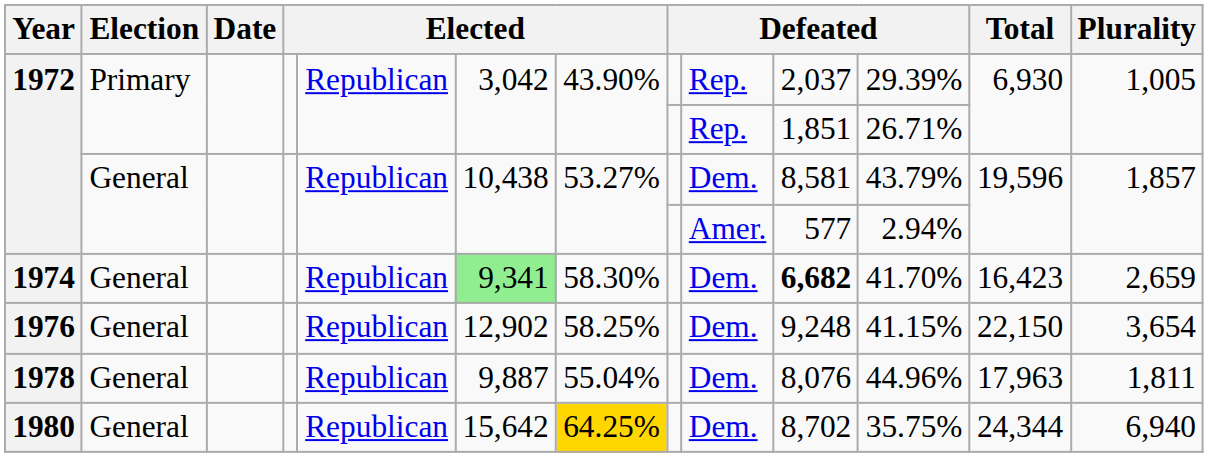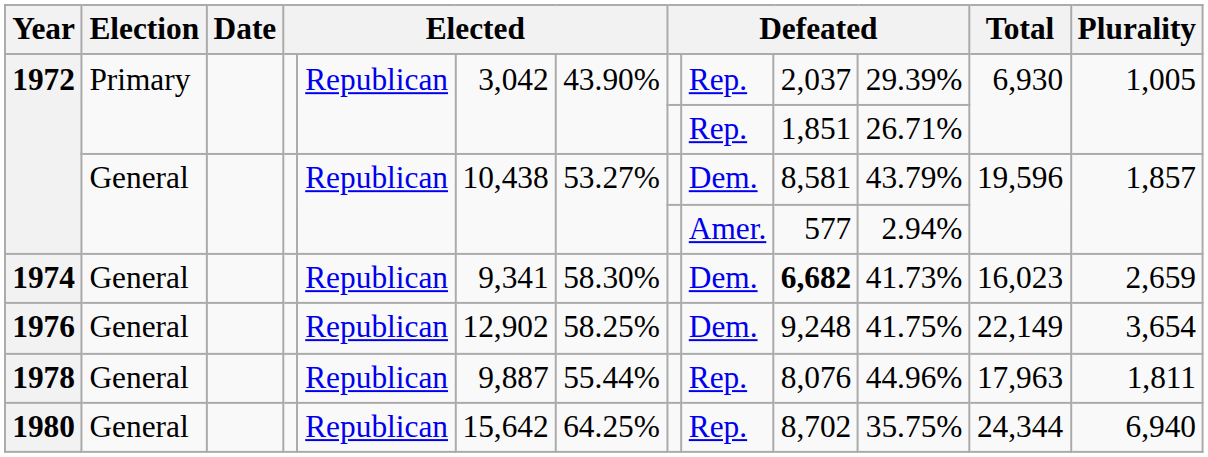(513, 278) lightgreen background -> (513, 278) no background
(914, 278) 41.70% -> (914, 278) 41.73%
(1020, 278) 16,423 -> (1020, 278) 16,023
(914, 327) 41.15% -> (914, 327) 41.75%
(1020, 327) 22,150 -> (1020, 327) 22,149
(612, 377) 55.04% -> (612, 377) 55.44%
(723, 377) Dem. -> (718, 377) Rep.
(612, 427) gold background -> (612, 427) no background
(723, 427) Dem. -> (718, 427) Rep.
